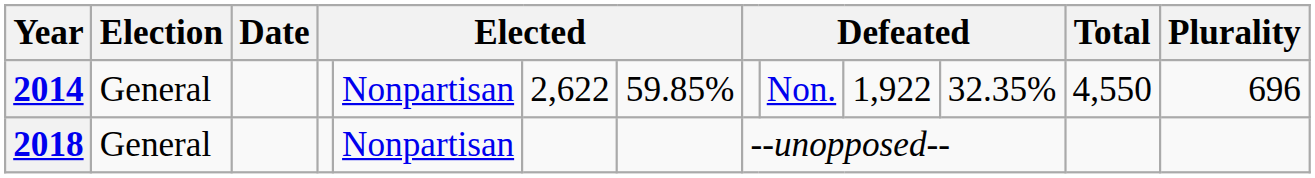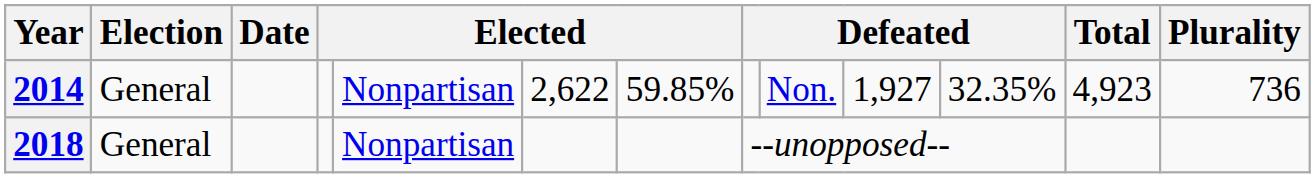(892, 88) 1,922 -> (892, 88) 1,927
(1112, 88) 4,550 -> (1112, 88) 4,923
(1275, 88) 696 -> (1275, 88) 736
